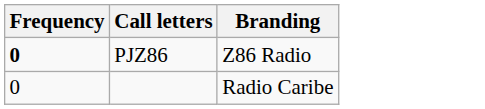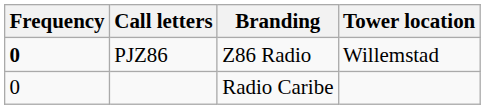+ column: (409, 21)
